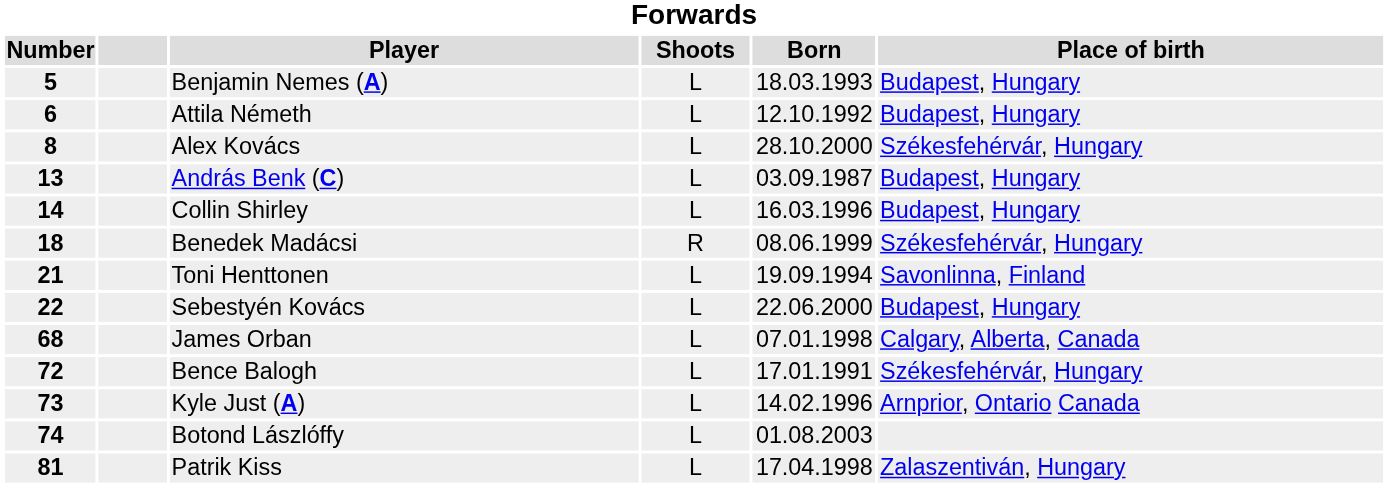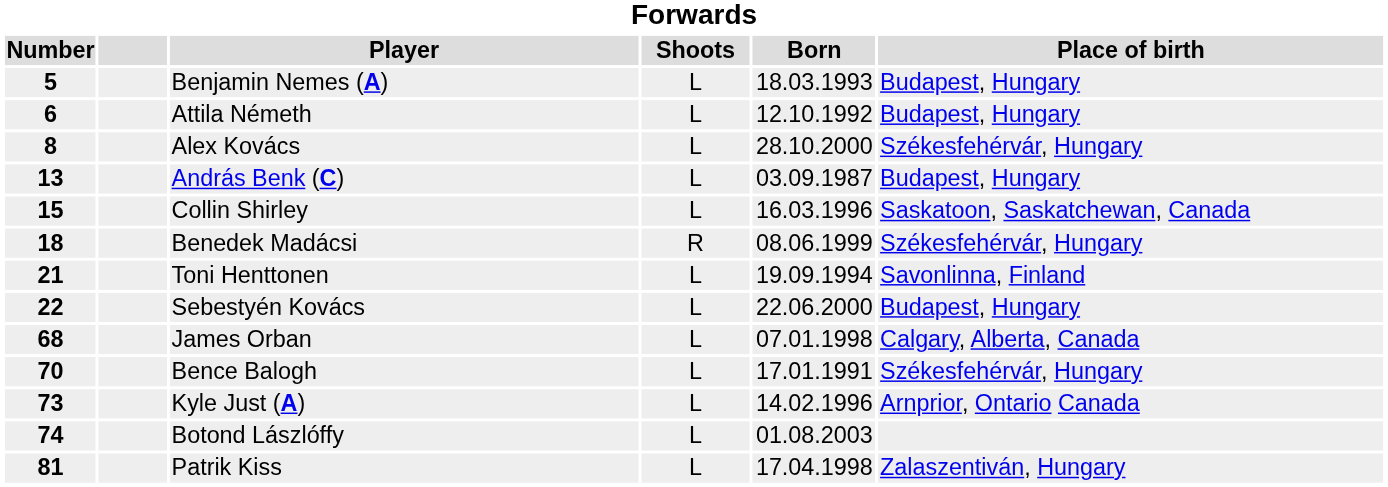(51, 210) 14 -> (51, 210) 15
(980, 210) Budapest, Hungary -> (1065, 210) Saskatoon, Saskatchewan, Canada
(51, 371) 72 -> (51, 371) 70
